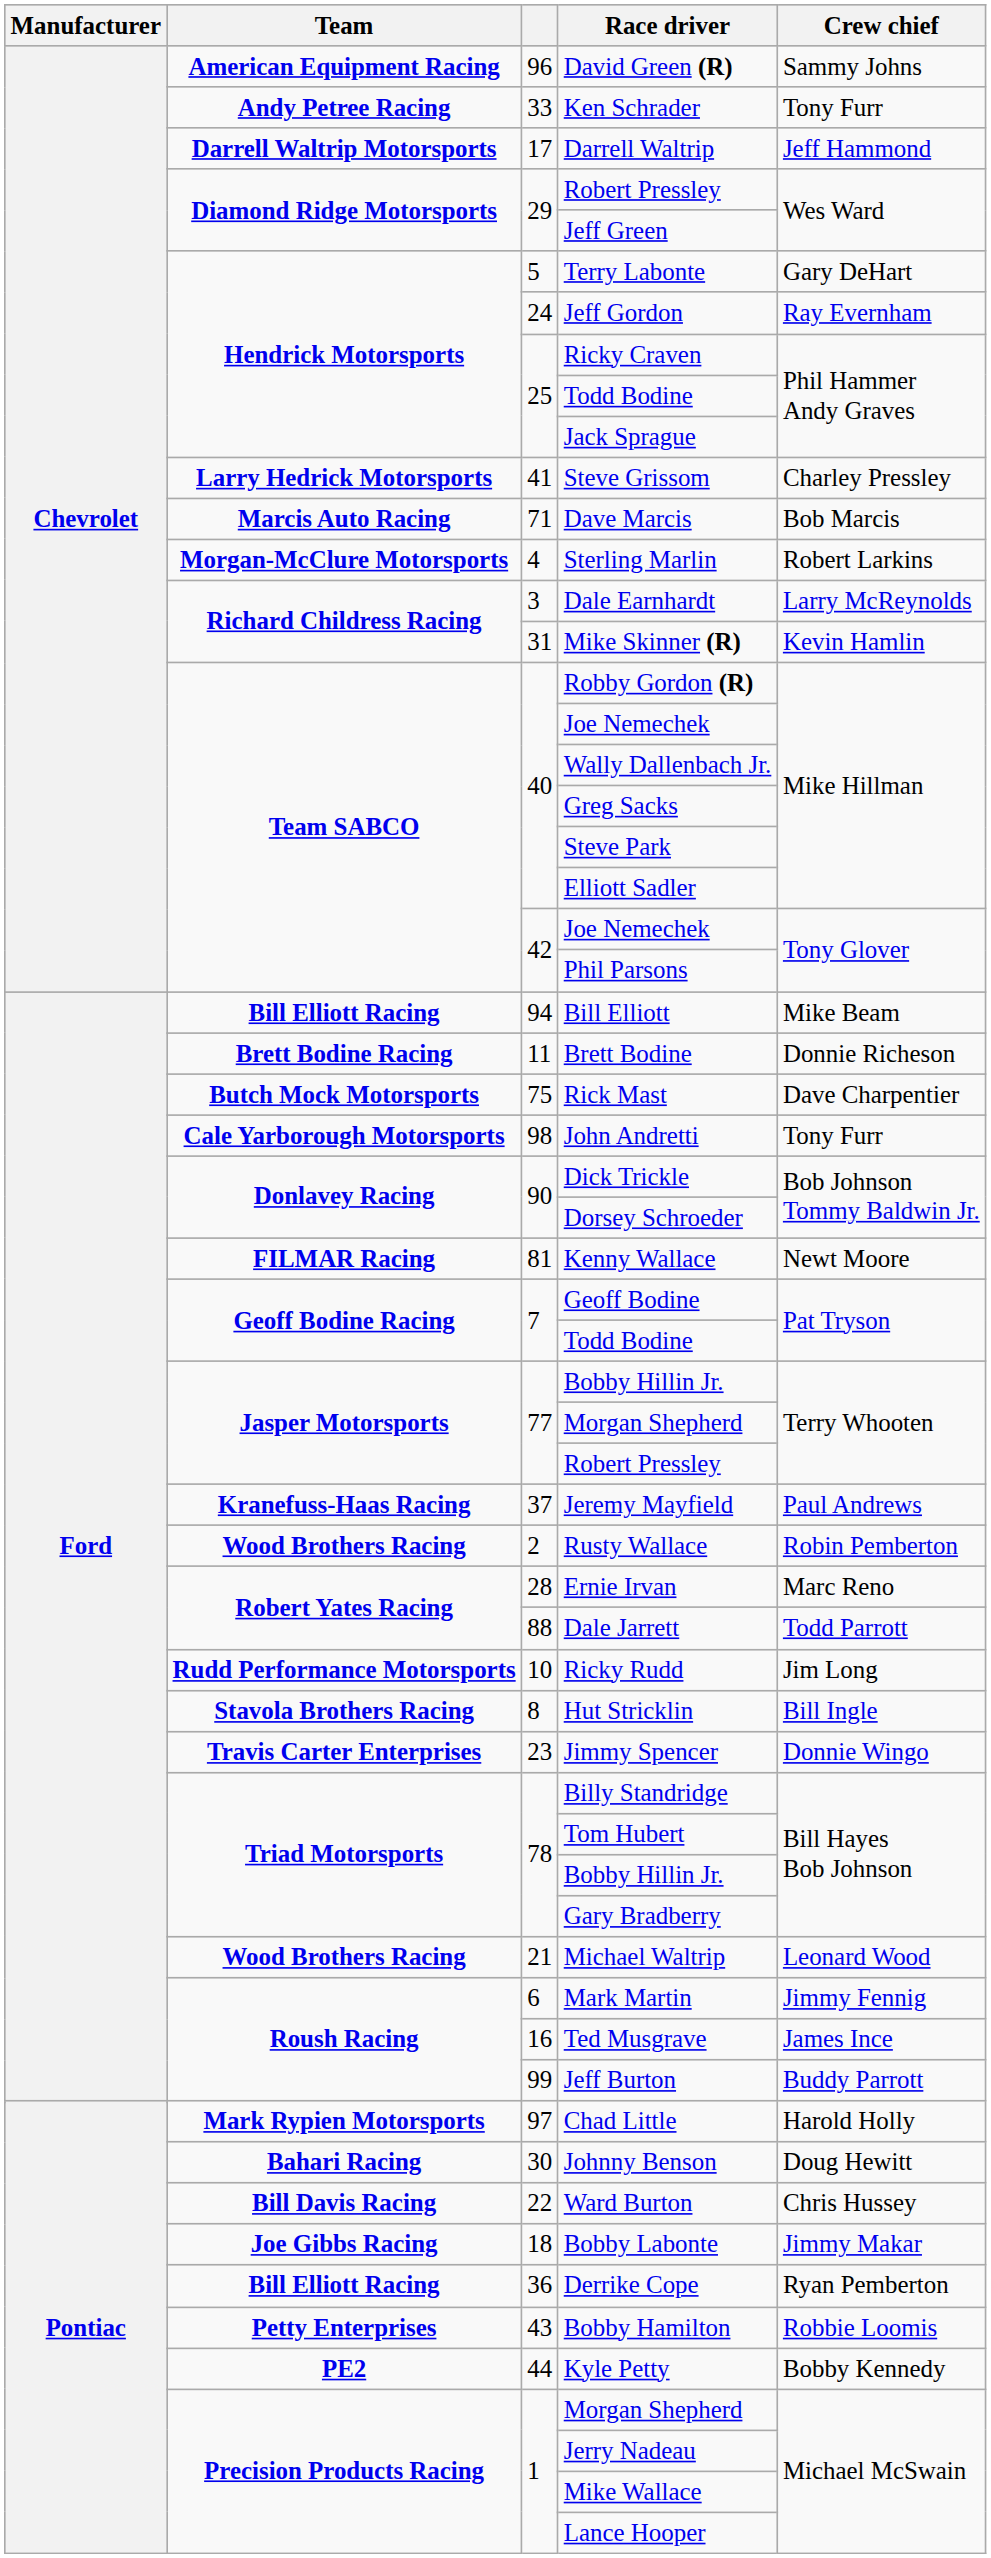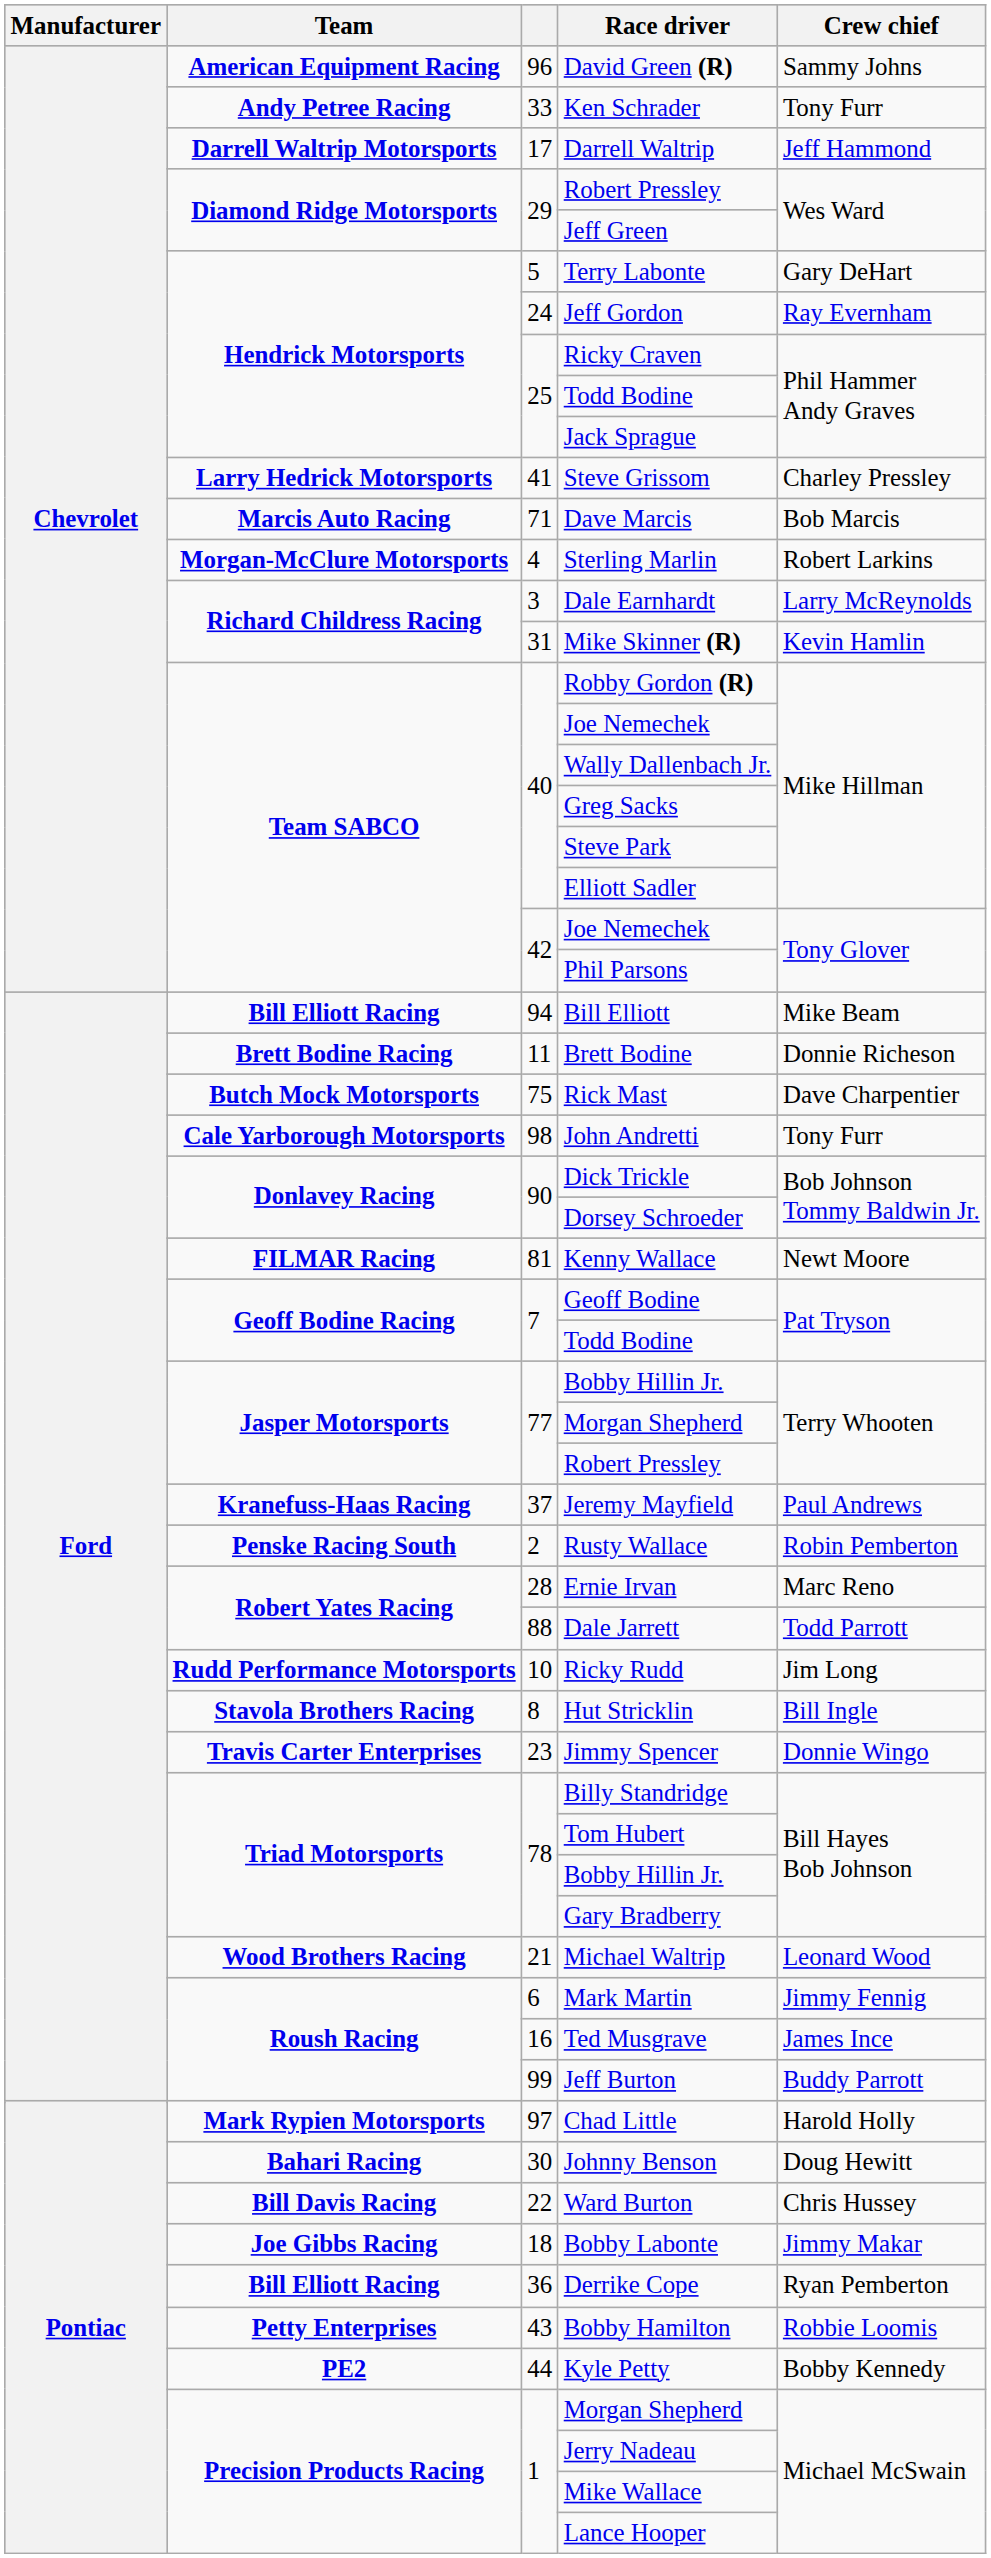(344, 1546) Wood Brothers Racing -> (344, 1546) Penske Racing South
